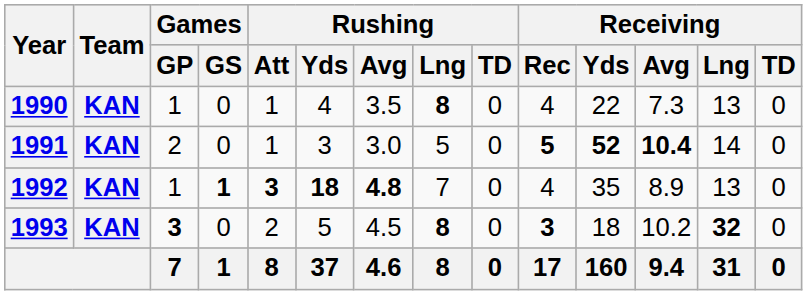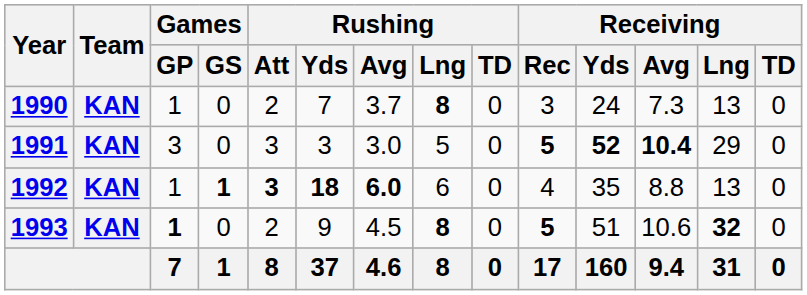(272, 106) 1 -> (272, 106) 2
(325, 106) 4 -> (325, 106) 7
(384, 106) 3.5 -> (384, 106) 3.7
(547, 106) 4 -> (547, 106) 3
(606, 106) 22 -> (606, 106) 24
(175, 146) 2 -> (175, 146) 3
(272, 146) 1 -> (272, 146) 3
(726, 146) 14 -> (726, 146) 29
(384, 187) 4.8 -> (384, 187) 6.0
(443, 187) 7 -> (443, 187) 6
(666, 187) 8.9 -> (666, 187) 8.8
(175, 227) 3 -> (175, 227) 1
(325, 227) 5 -> (325, 227) 9
(547, 227) 3 -> (547, 227) 5
(606, 227) 18 -> (606, 227) 51
(666, 227) 10.2 -> (666, 227) 10.6
